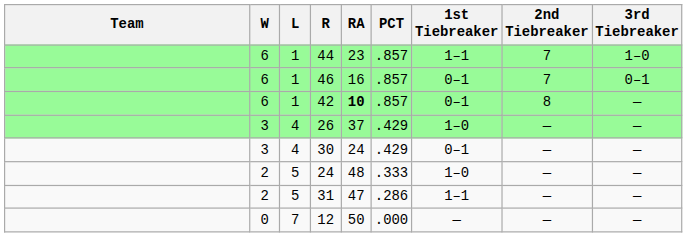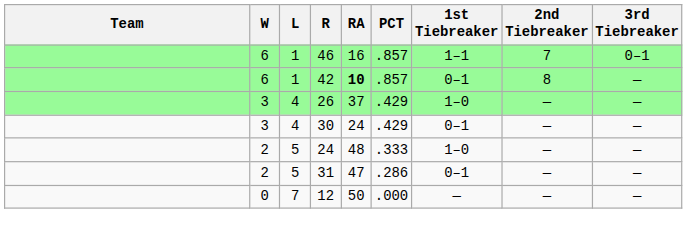- row: (326, 56)
(457, 79) 0–1 -> (457, 56) 1–1
(457, 196) 1–1 -> (457, 173) 0–1
